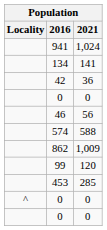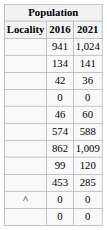(88, 115) 56 -> (88, 115) 60
